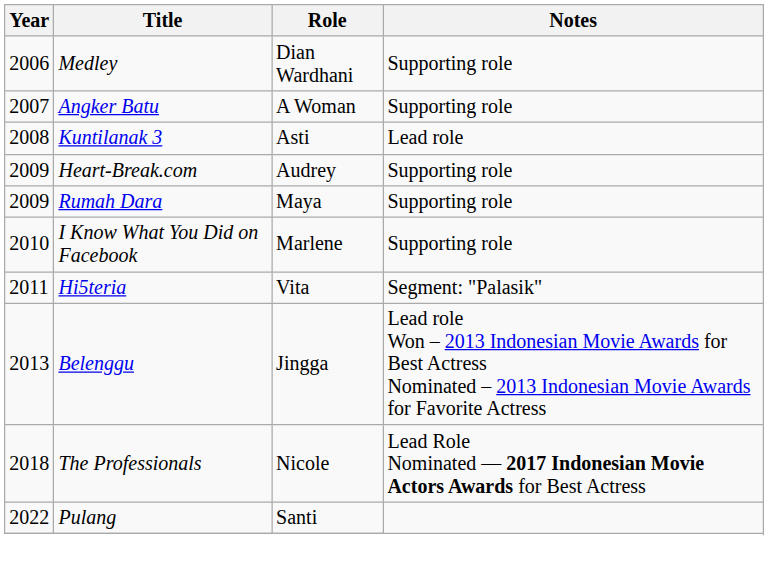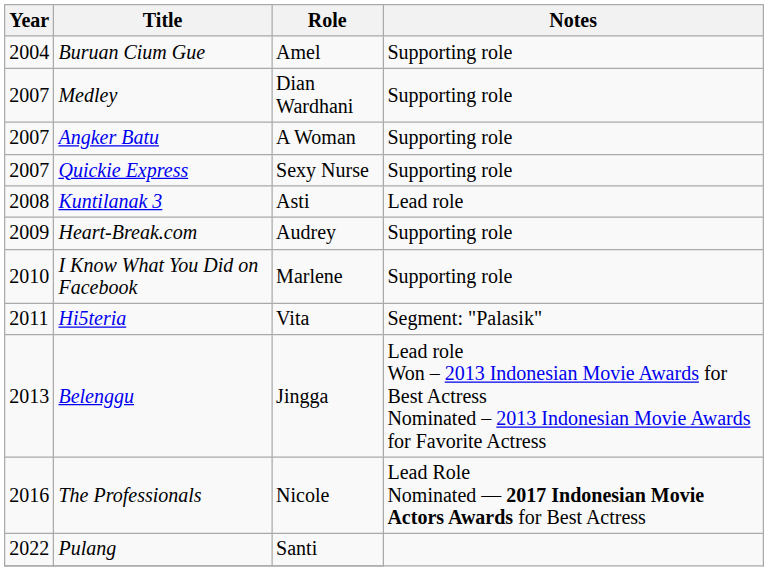+ row: (132, 52)
(29, 63) 2006 -> (29, 95) 2007
+ row: (123, 169)
- row: (110, 201)
(29, 463) 2018 -> (29, 495) 2016
